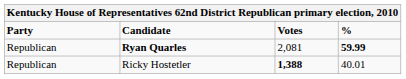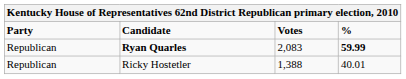(290, 47) 2,081 -> (290, 47) 2,083
(290, 64) bold -> (290, 64) normal
